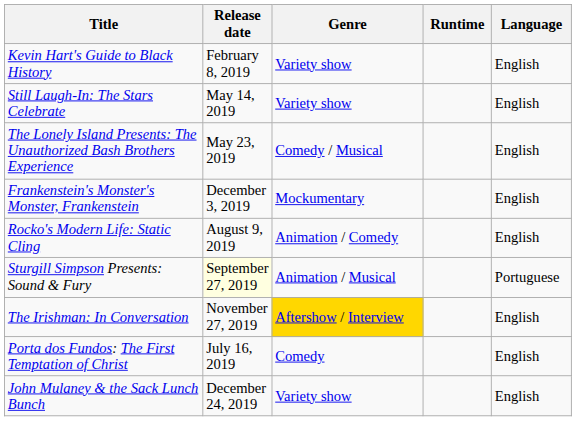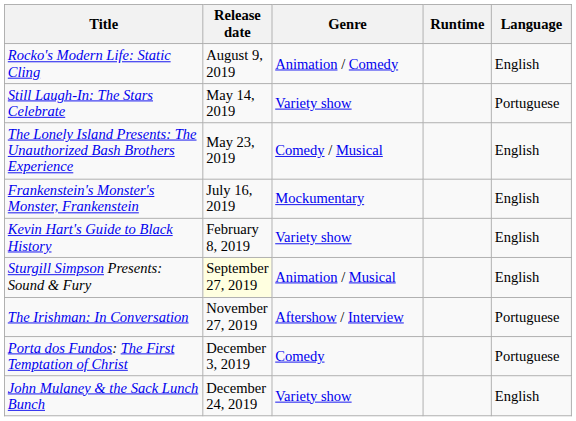rows swapped: (90, 63) <-> (89, 237)
(517, 103) English -> (527, 103) Portuguese
(236, 198) December 3, 2019 -> (229, 198) July 16, 2019
(527, 277) Portuguese -> (517, 277) English
(340, 316) gold background -> (340, 316) no background
(517, 316) English -> (527, 316) Portuguese
(229, 356) July 16, 2019 -> (236, 356) December 3, 2019
(517, 356) English -> (527, 356) Portuguese
